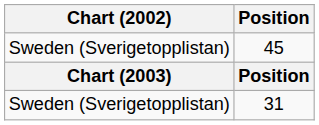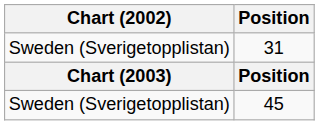rows swapped: (274, 104) <-> (274, 47)
